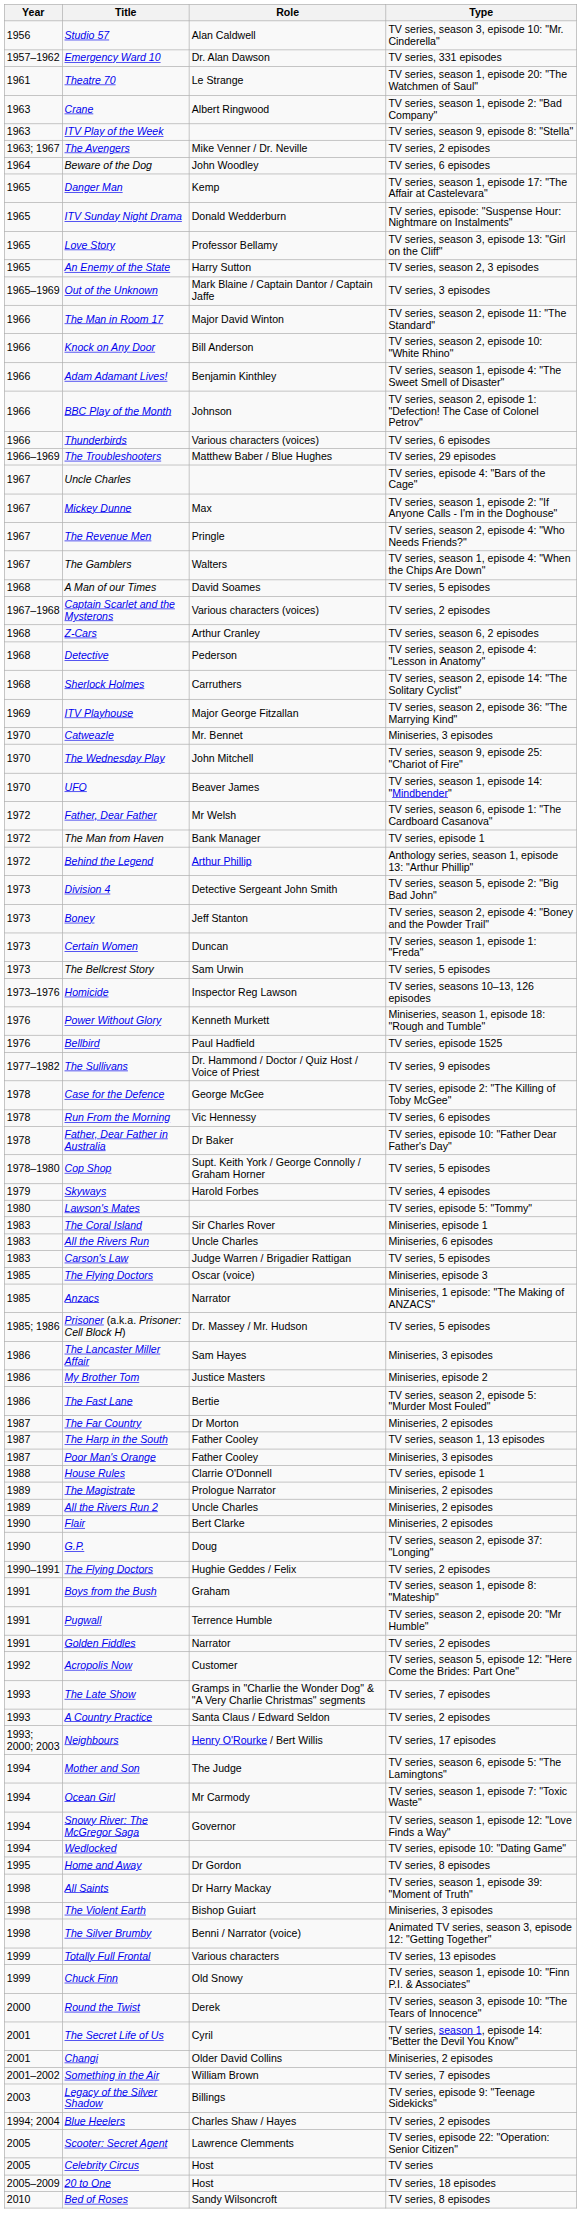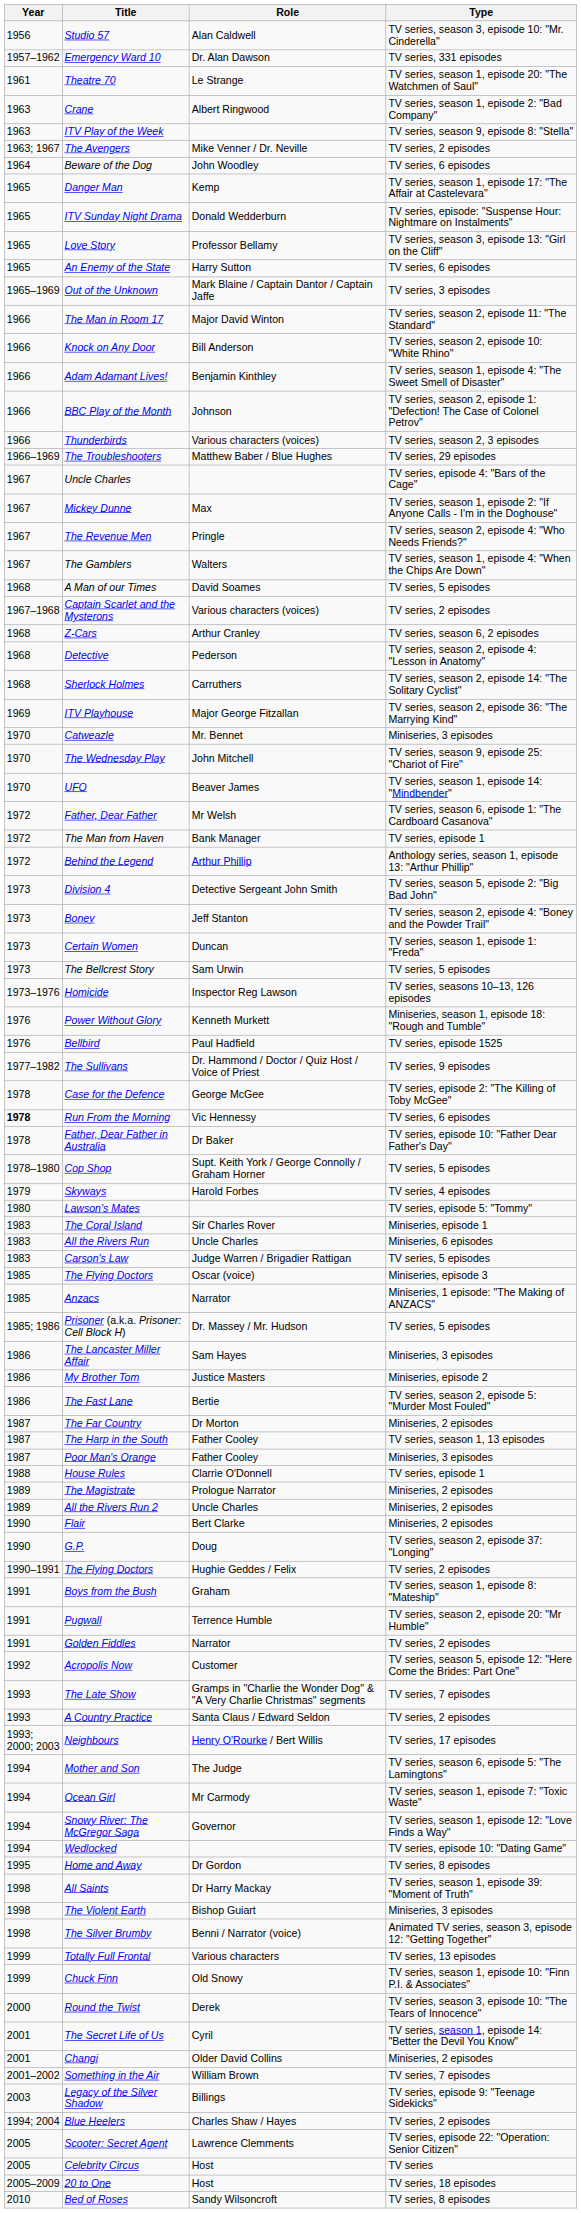(464, 268) TV series, season 2, 3 episodes -> (439, 268) TV series, 6 episodes
(439, 440) TV series, 6 episodes -> (464, 440) TV series, season 2, 3 episodes
(19, 1118) normal -> (19, 1118) bold
